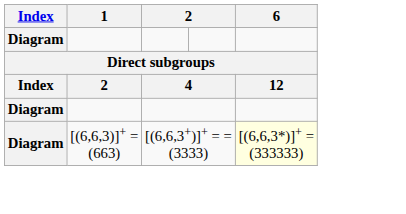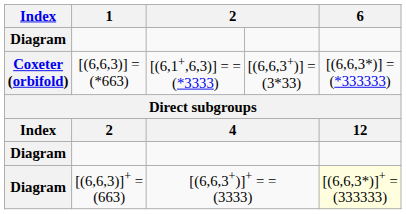+ row: (109, 73)
